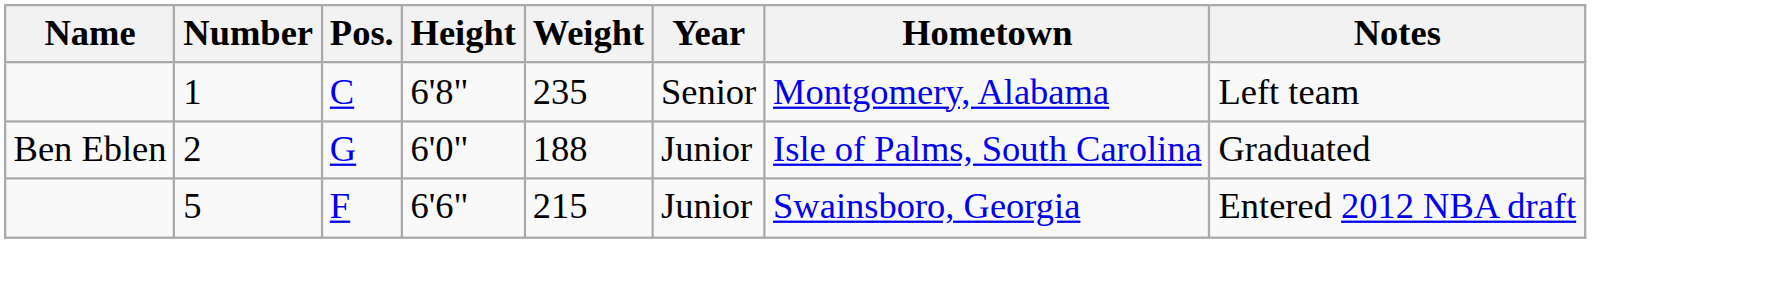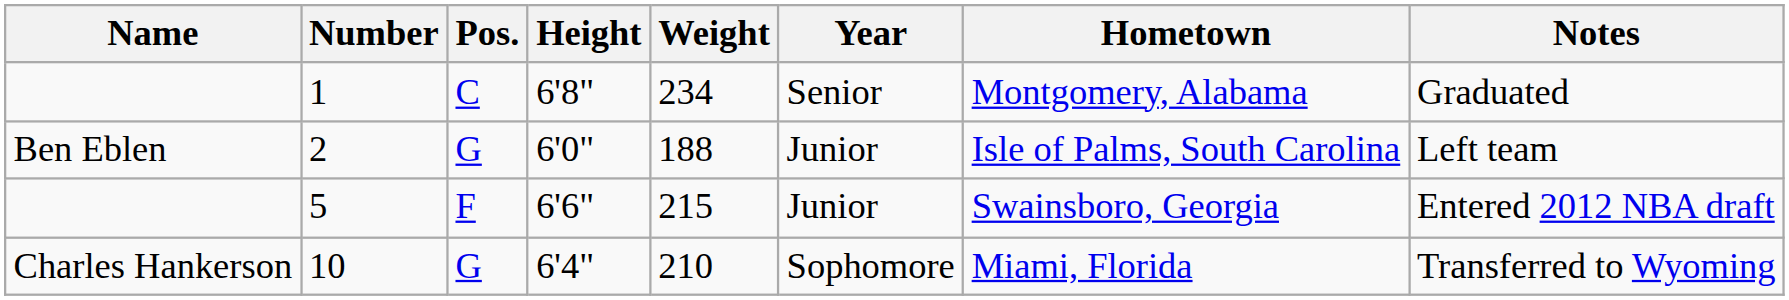(560, 91) 235 -> (686, 91) 234
(1289, 91) Left team -> (1493, 91) Graduated
(1294, 149) Graduated -> (1487, 149) Left team
+ row: (327, 264)
